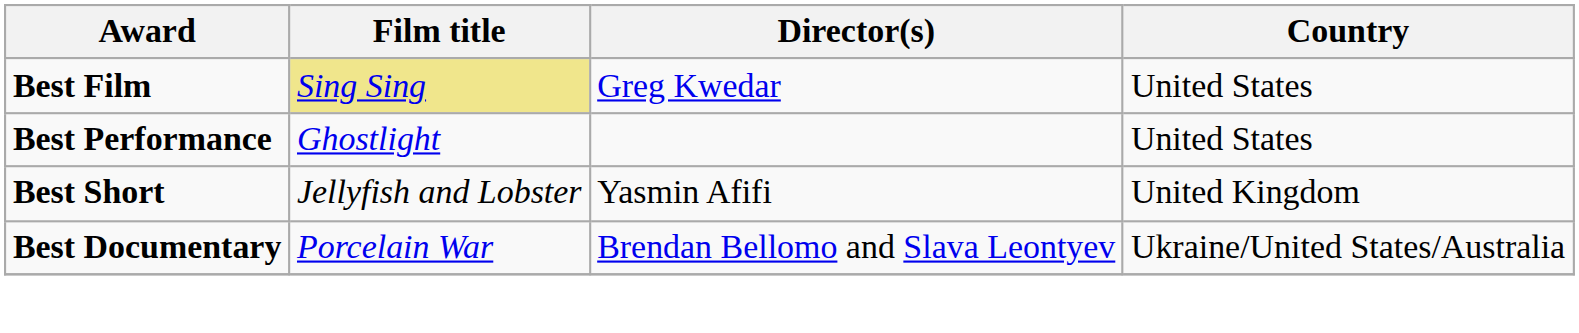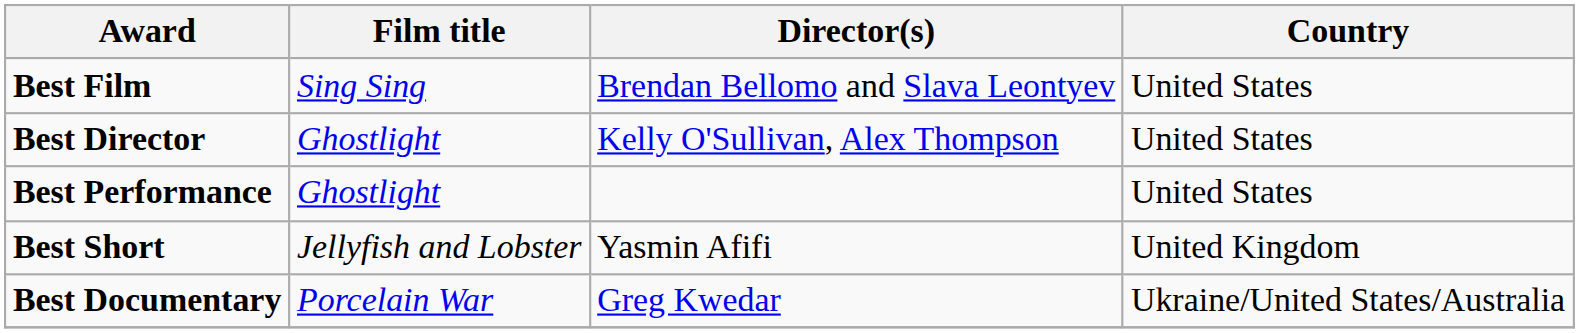(362, 85) khaki background -> (362, 85) no background
(689, 85) Greg Kwedar -> (856, 85) Brendan Bellomo and Slava Leontyev
+ row: (109, 138)
(856, 246) Brendan Bellomo and Slava Leontyev -> (689, 300) Greg Kwedar
